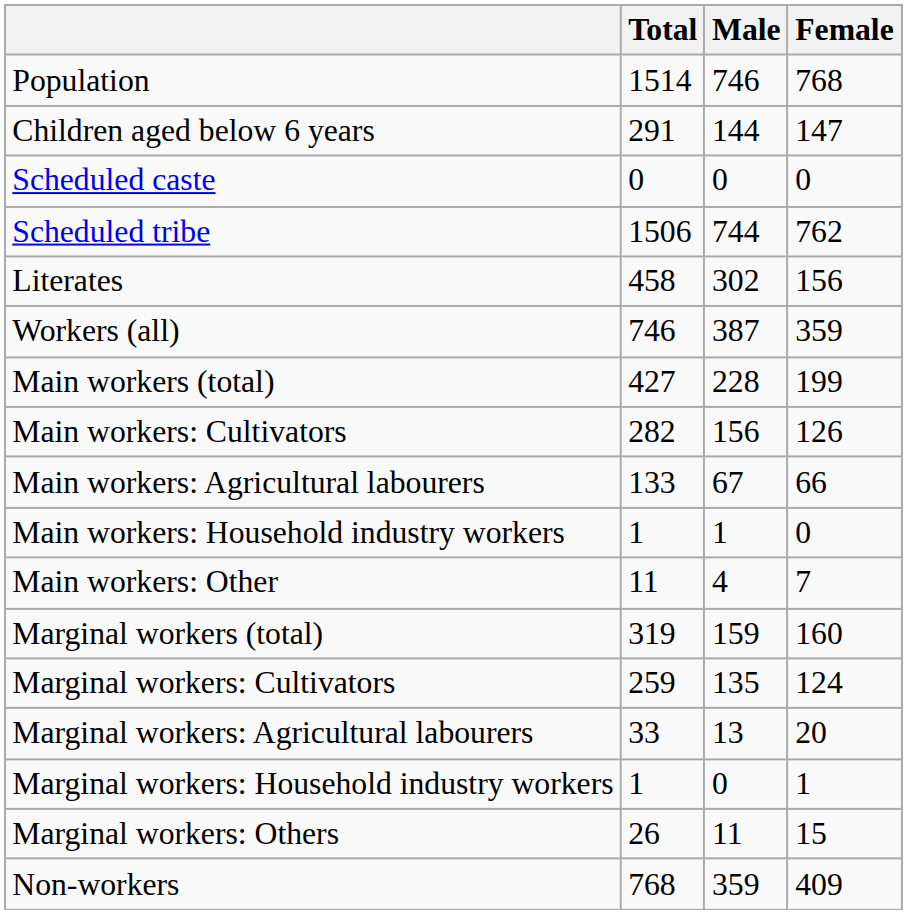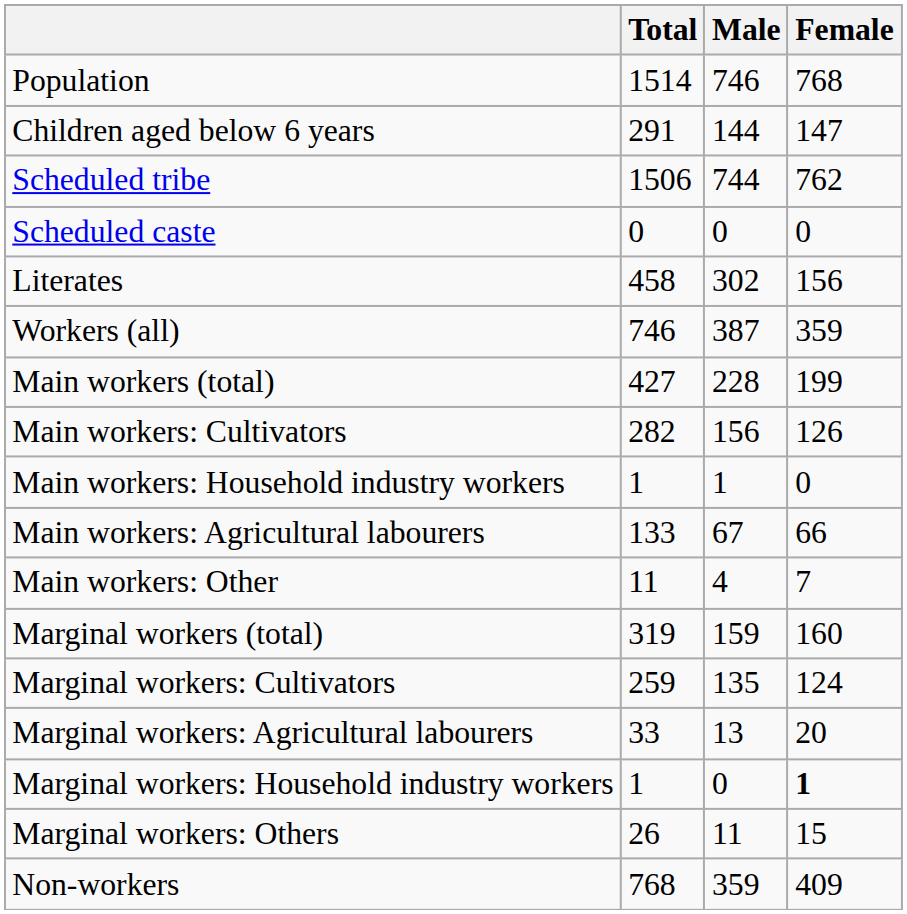rows swapped: (114, 180) <-> (111, 230)
rows swapped: (249, 481) <-> (289, 532)
(803, 783) normal -> (803, 783) bold
